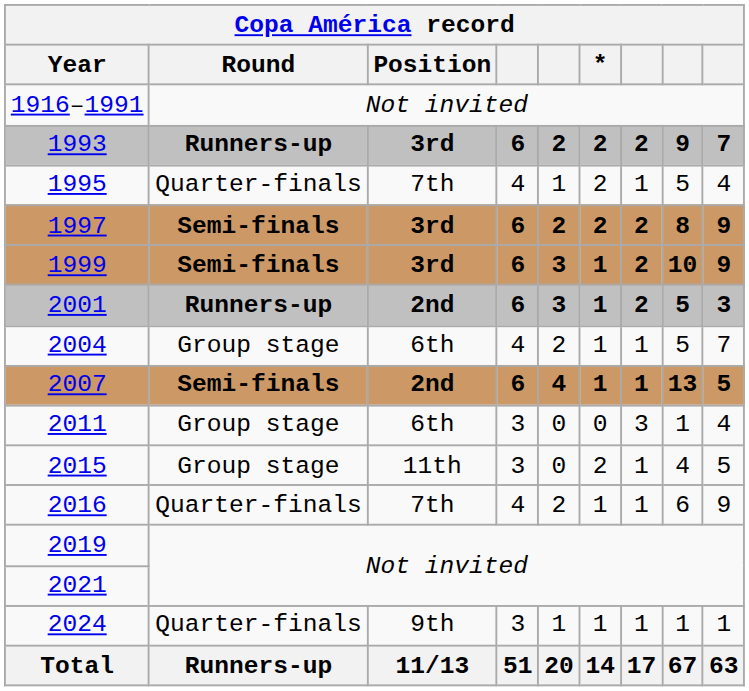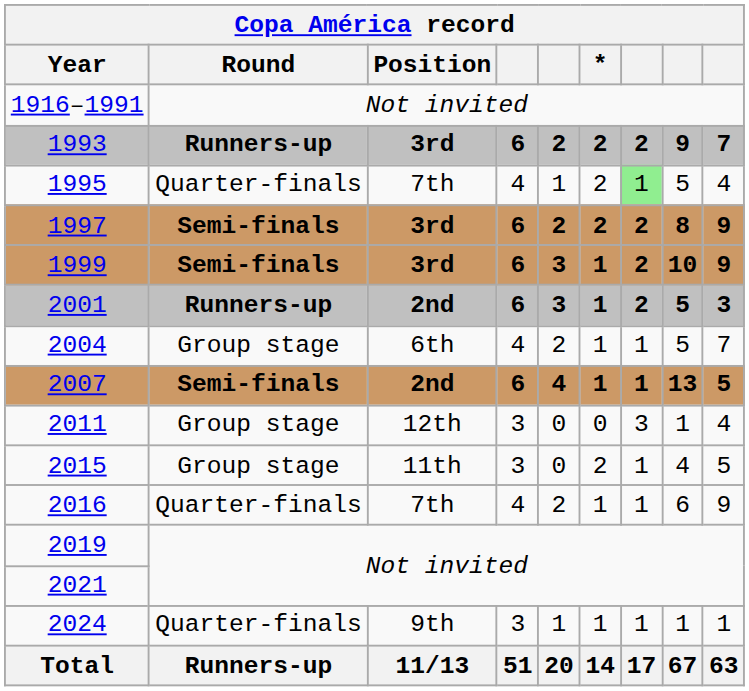(641, 185) no background -> (641, 185) lightgreen background
(432, 425) 6th -> (432, 425) 12th
